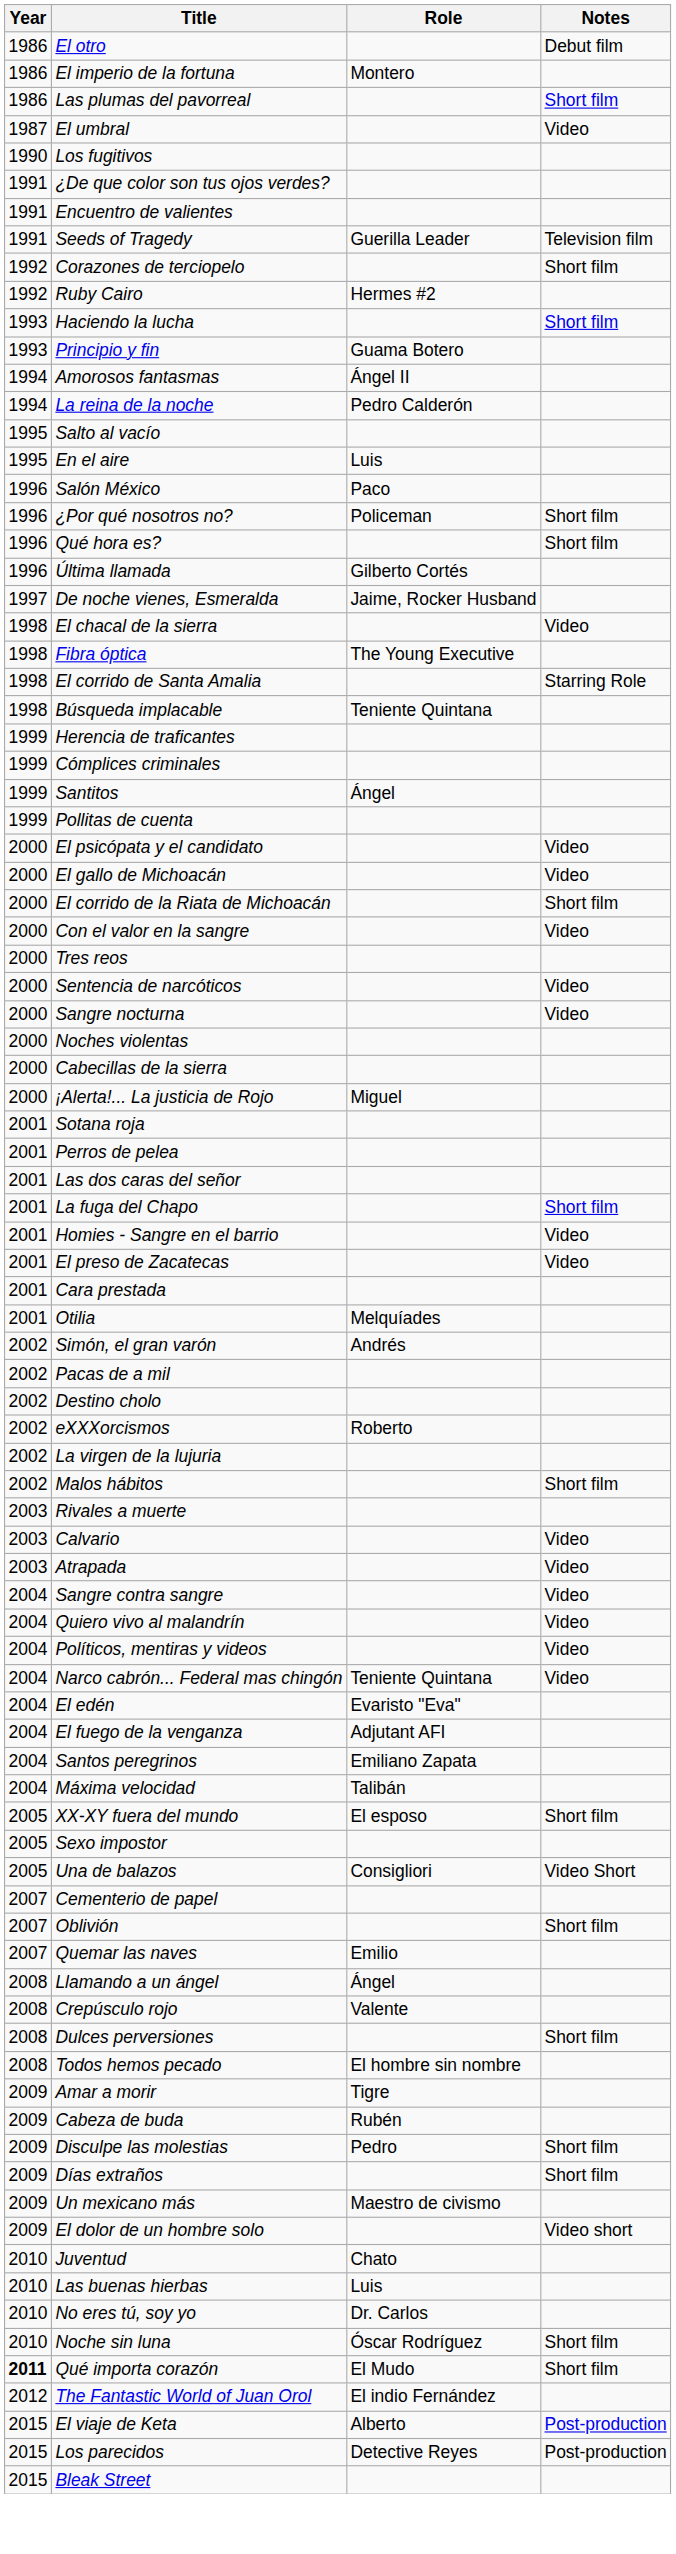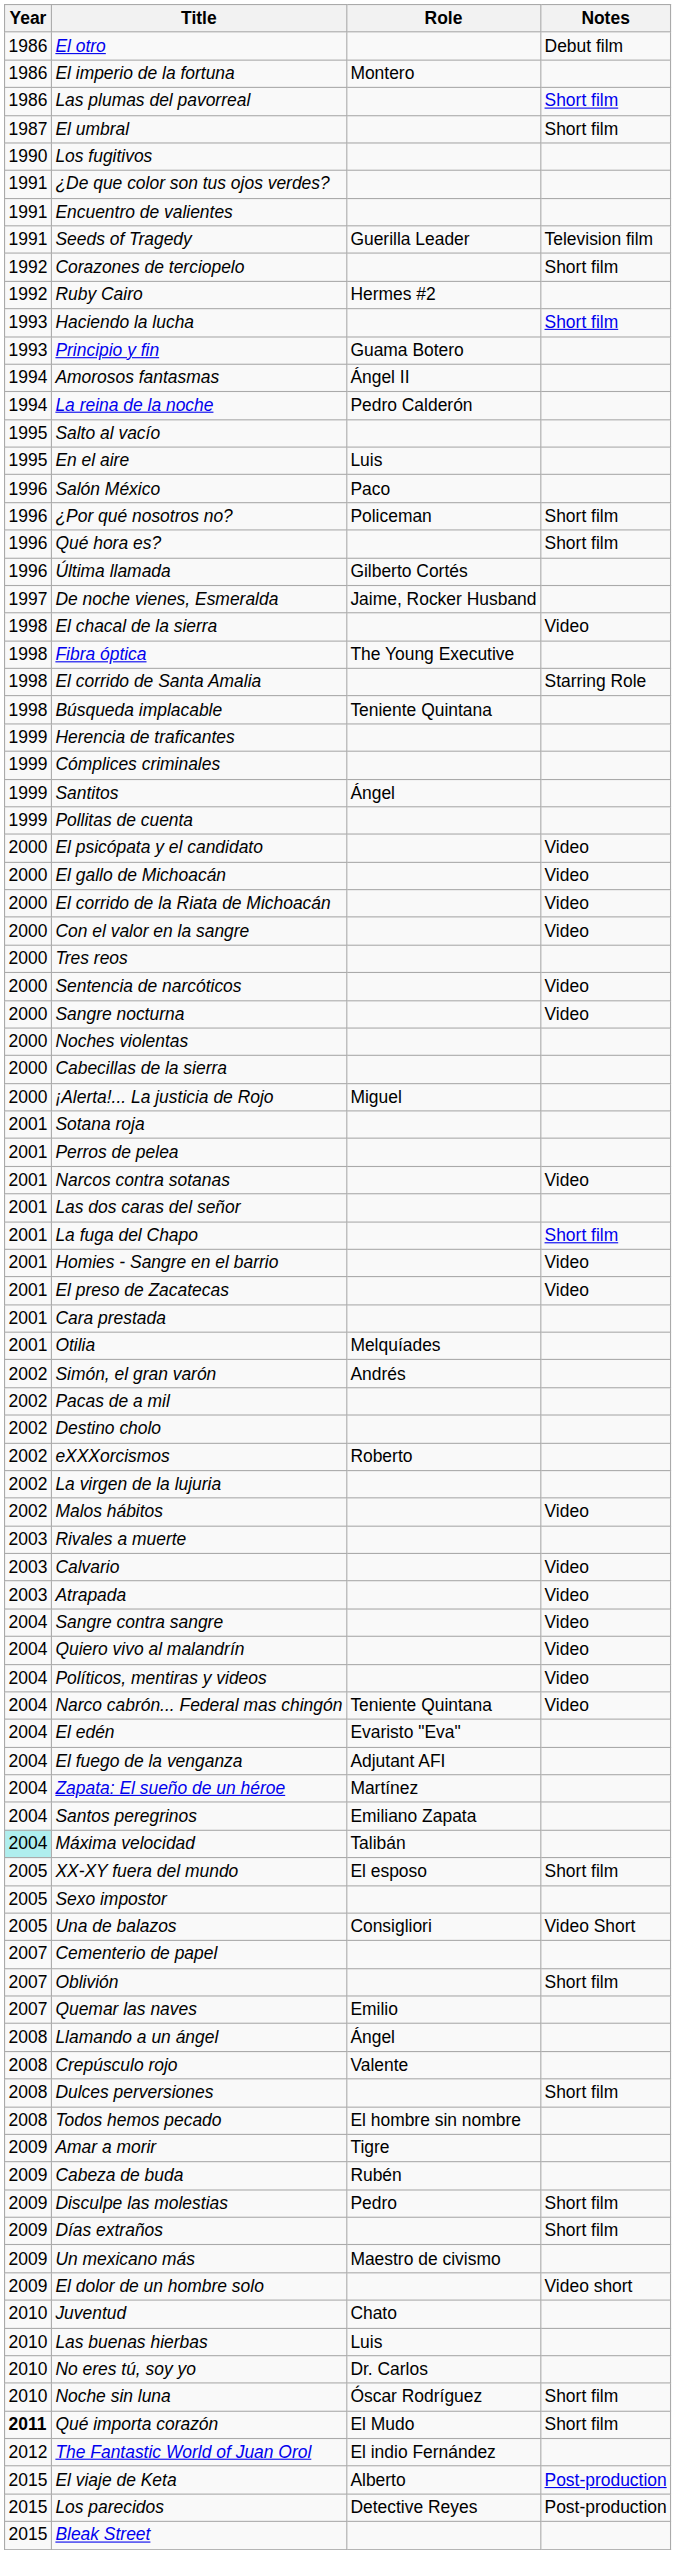(567, 128) Video -> (581, 128) Short film
(581, 903) Short film -> (567, 903) Video
+ row: (143, 1179)
(581, 1484) Short film -> (567, 1511) Video
+ row: (170, 1788)
(28, 1788) no background -> (28, 1843) paleturquoise background
